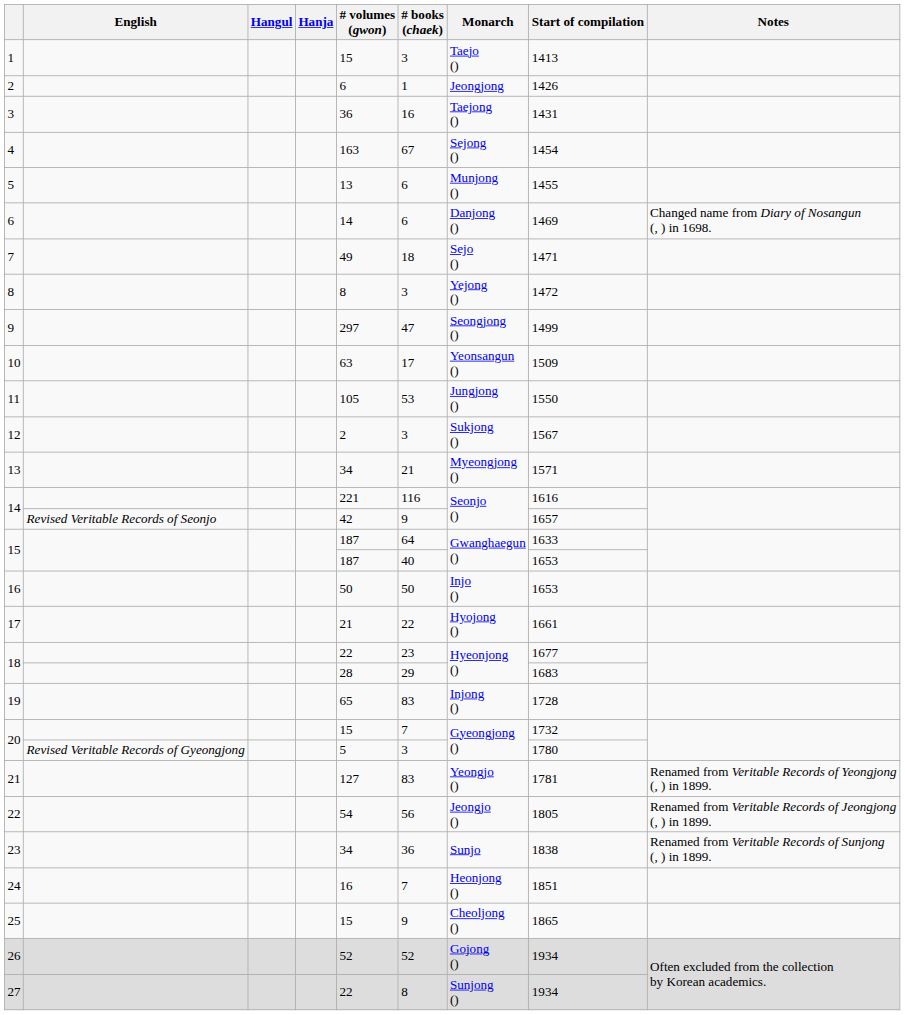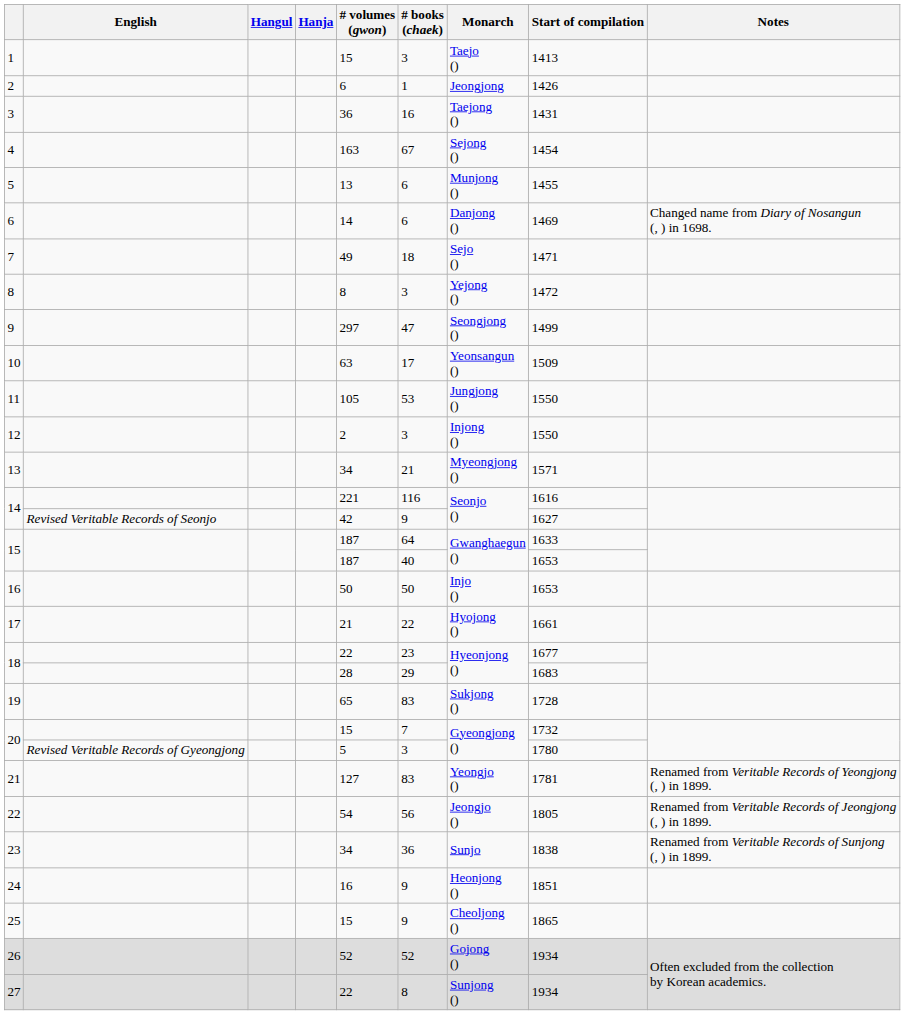(472, 434) Sukjong () -> (467, 434) Injong ()
(545, 434) 1567 -> (545, 434) 1550
(545, 518) 1657 -> (545, 518) 1627
(467, 701) Injong () -> (472, 701) Sukjong ()
(405, 885) 7 -> (405, 885) 9
